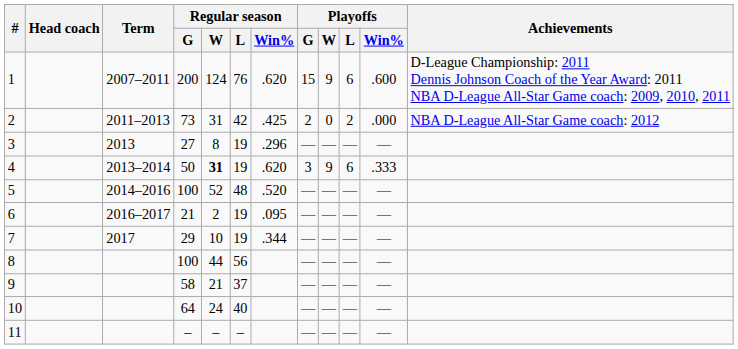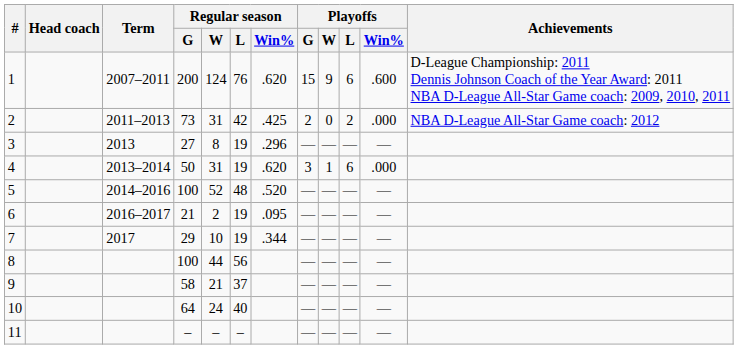(216, 167) bold -> (216, 167) normal
(329, 167) 9 -> (329, 167) 1
(384, 167) .333 -> (384, 167) .000
